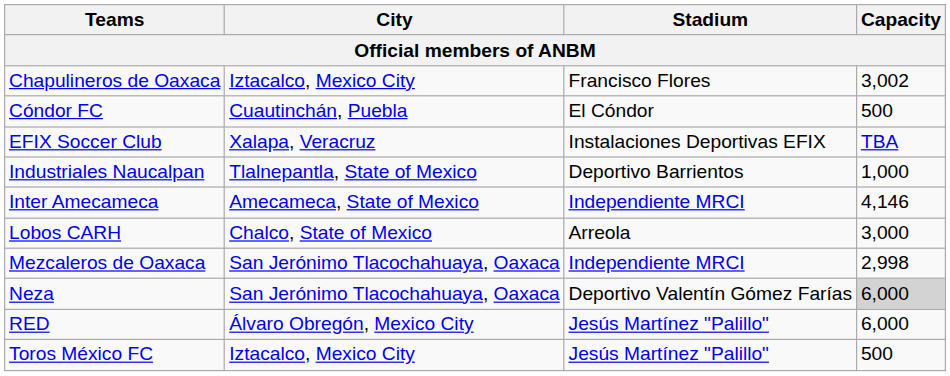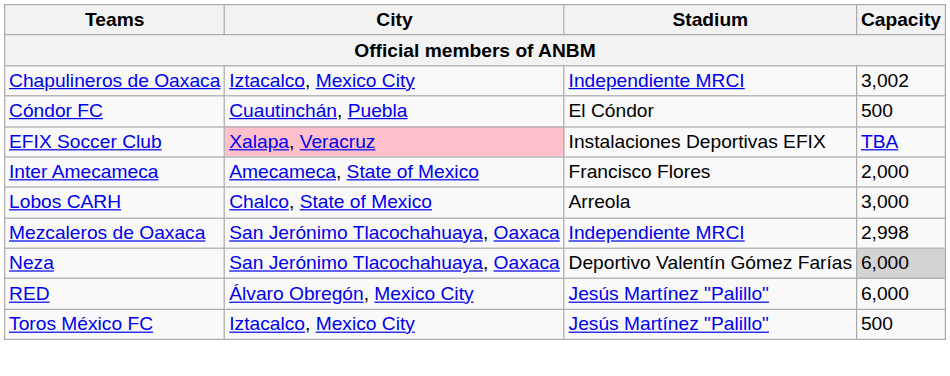(640, 80) Francisco Flores -> (657, 80) Independiente MRCI
(302, 141) no background -> (302, 141) pink background
- row: (107, 171)
(657, 202) Independiente MRCI -> (640, 171) Francisco Flores
(885, 202) 4,146 -> (885, 171) 2,000
